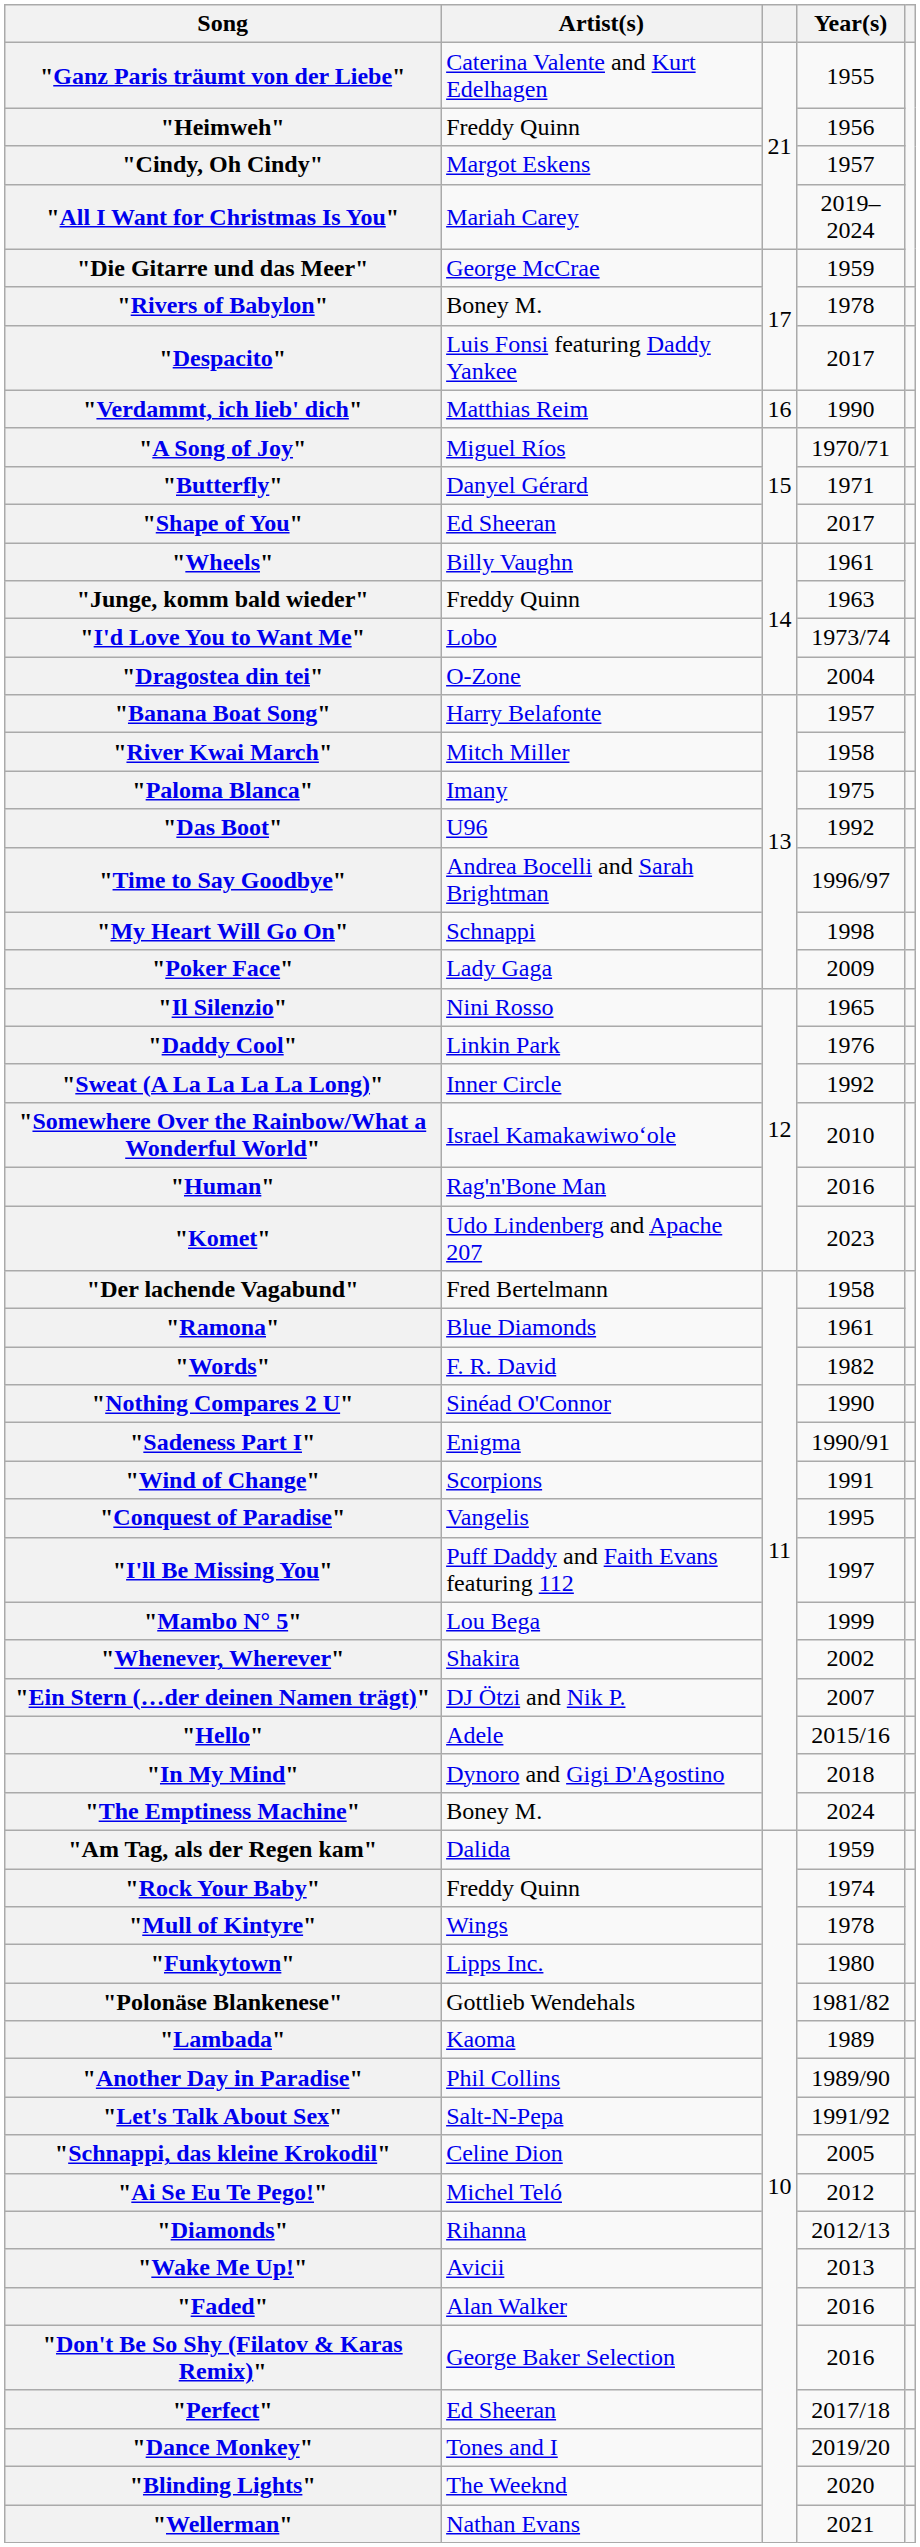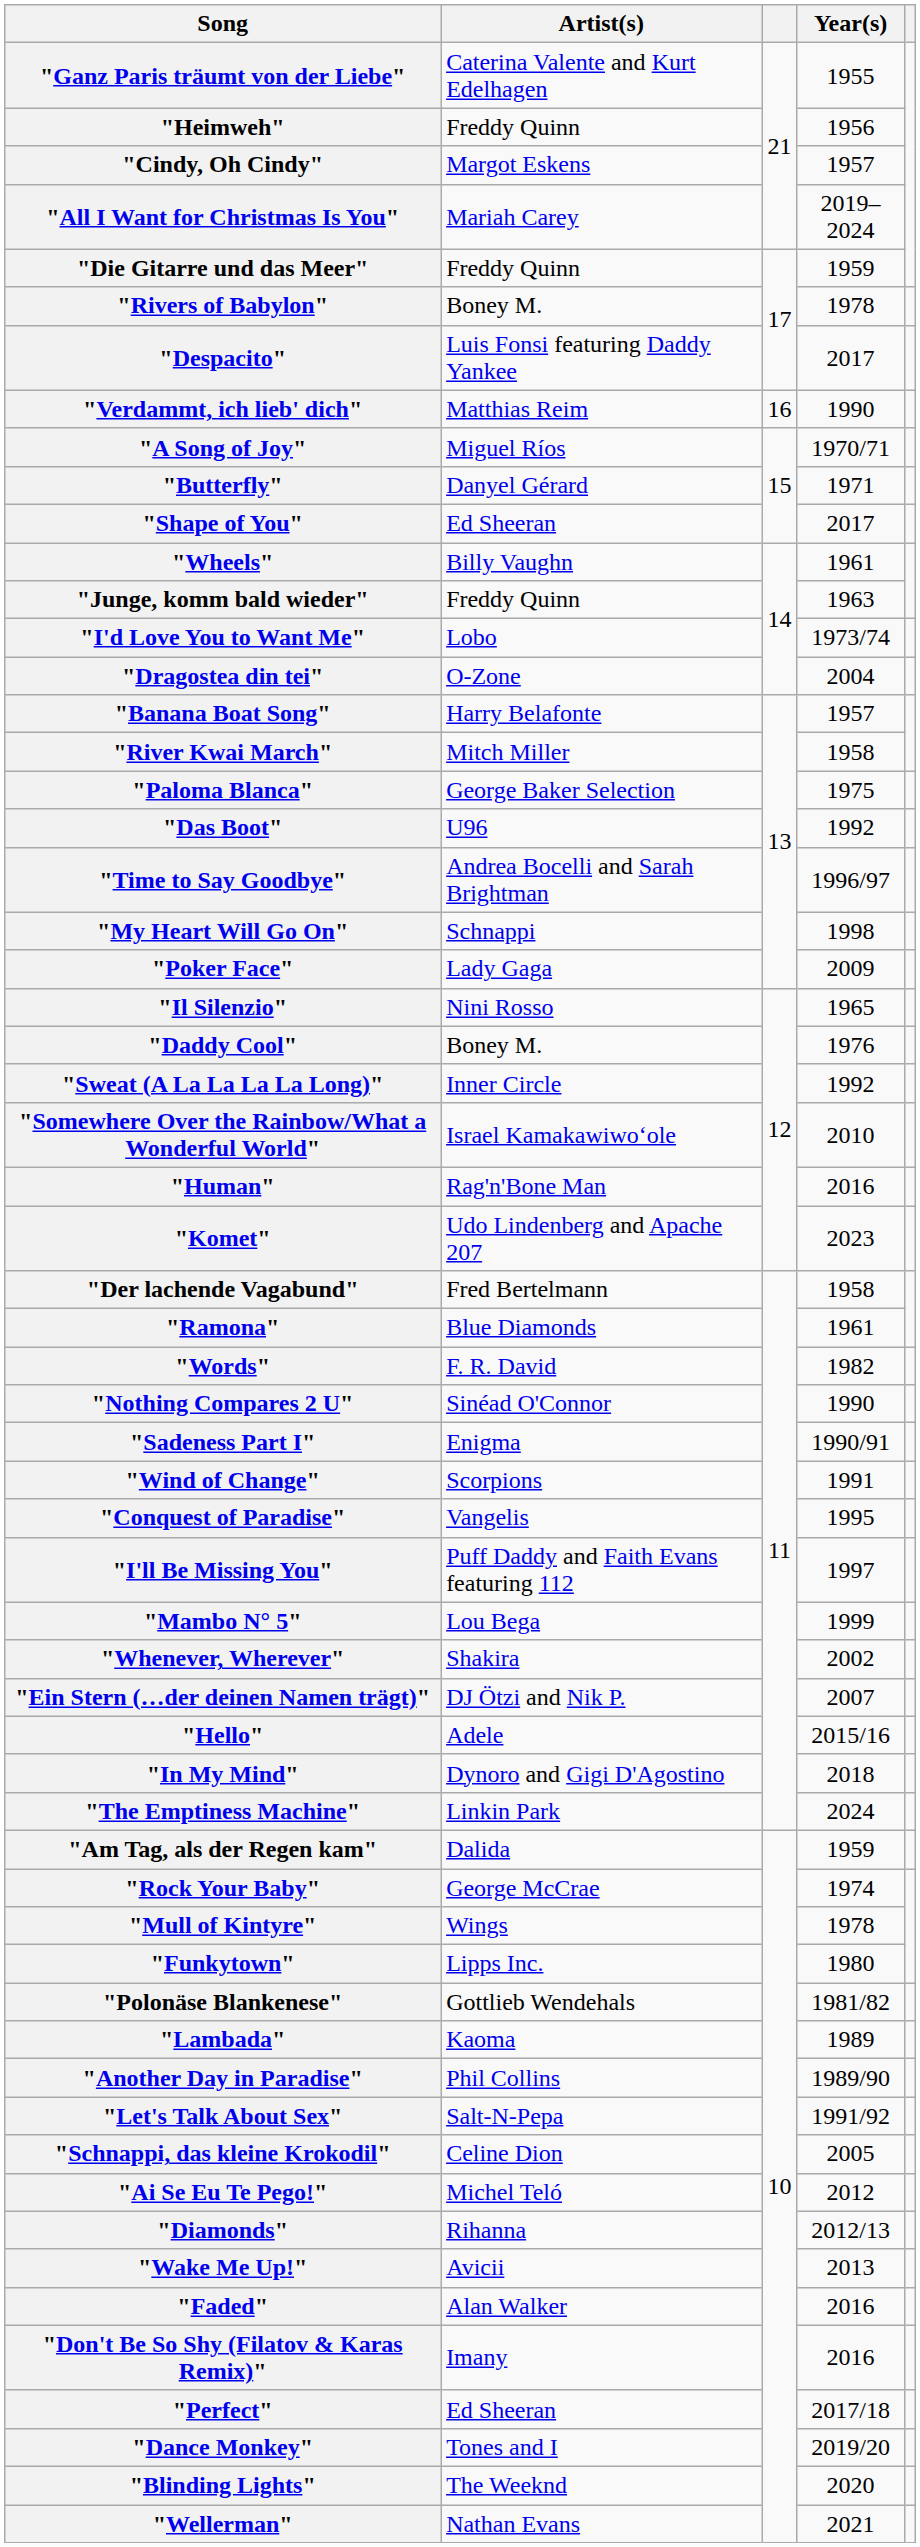(523, 267) George McCrae -> (513, 267) Freddy Quinn
(477, 789) Imany -> (561, 789) George Baker Selection
(503, 1045) Linkin Park -> (494, 1045) Boney M.
(494, 1811) Boney M. -> (503, 1811) Linkin Park
(513, 1887) Freddy Quinn -> (523, 1887) George McCrae
(561, 2357) George Baker Selection -> (477, 2357) Imany
